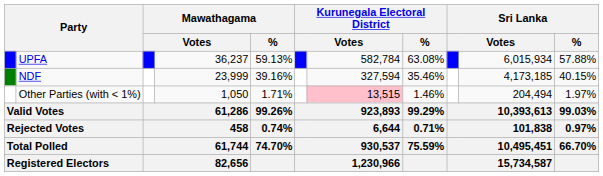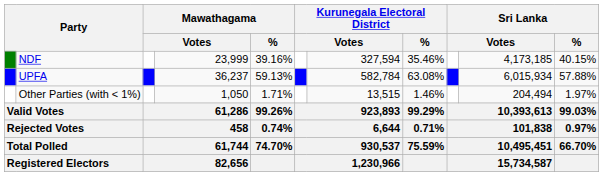rows swapped: (33, 59) <-> (30, 77)
(384, 94) pink background -> (384, 94) no background
